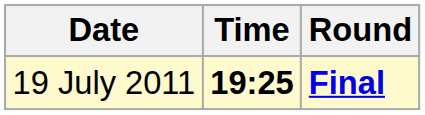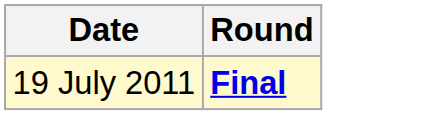- column: (252, 30)
